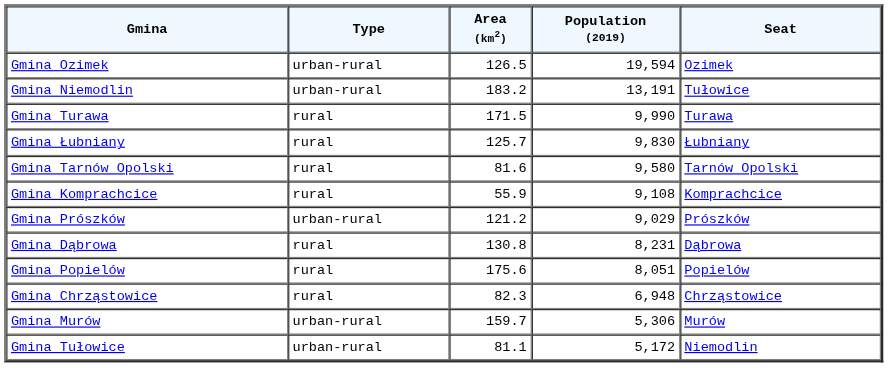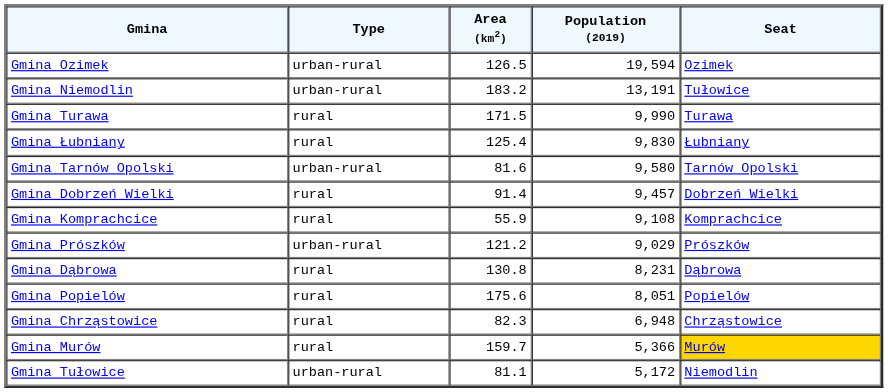(506, 143) 125.7 -> (506, 143) 125.4
(313, 168) rural -> (337, 168) urban-rural
+ row: (92, 194)
(337, 322) urban-rural -> (313, 347) rural
(655, 322) 5,306 -> (655, 347) 5,366
(705, 322) no background -> (705, 347) gold background
